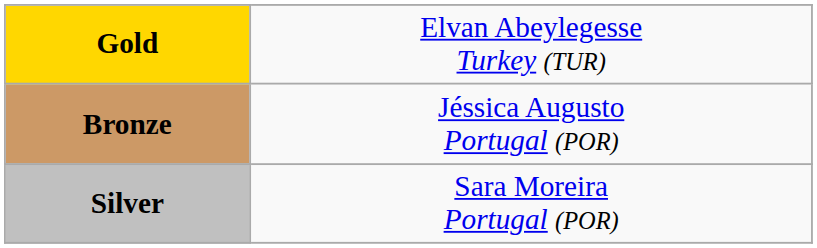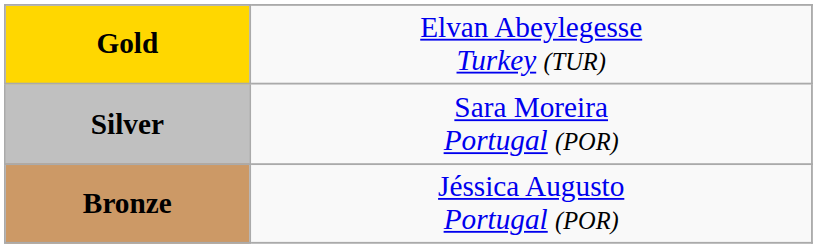rows swapped: (127, 202) <-> (127, 123)
